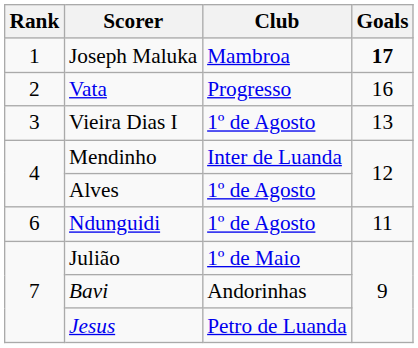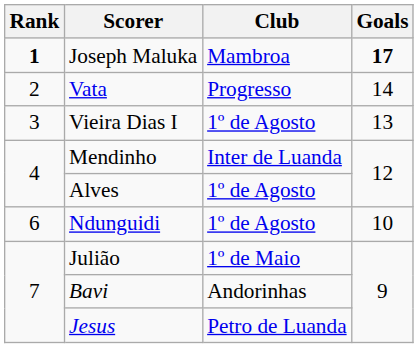(34, 55) normal -> (34, 55) bold
(382, 88) 16 -> (382, 88) 14
(382, 223) 11 -> (382, 223) 10
